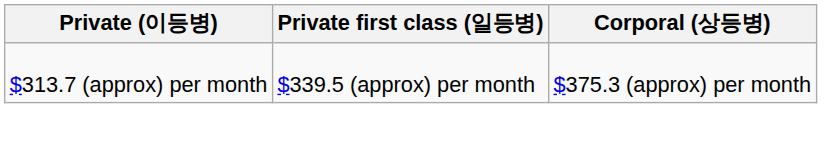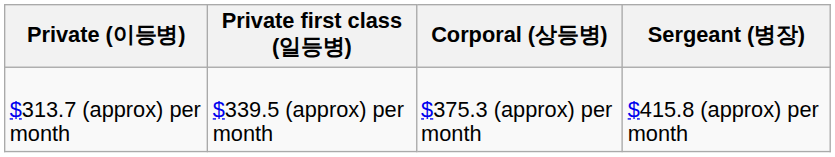+ column: (726, 35)
